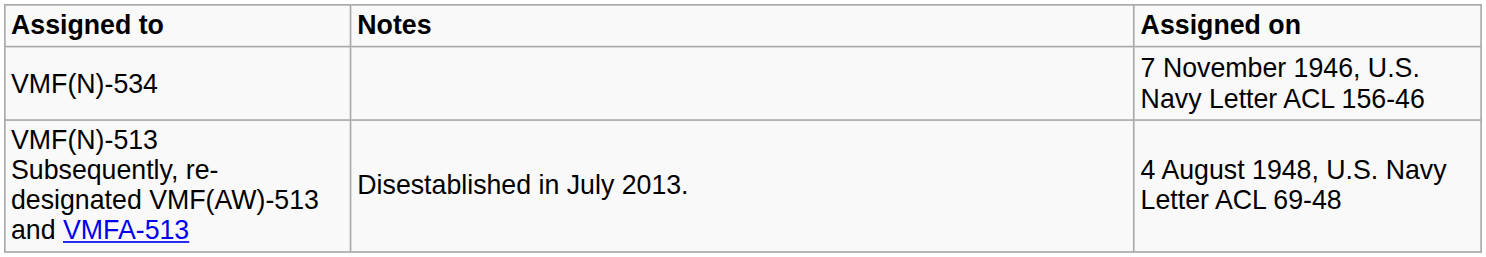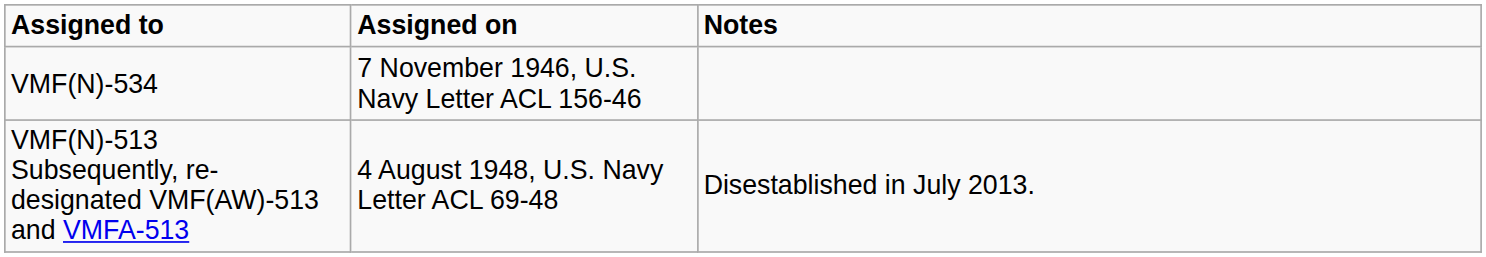columns swapped: (1221, 25) <-> (394, 25)
